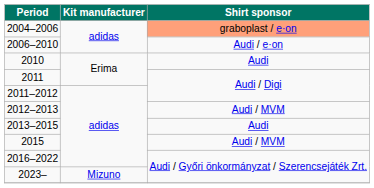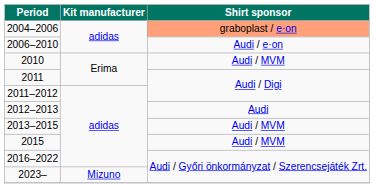(258, 61) Audi -> (258, 61) Audi / MVM
(258, 110) Audi / MVM -> (258, 110) Audi
(258, 126) Audi -> (258, 126) Audi / MVM
